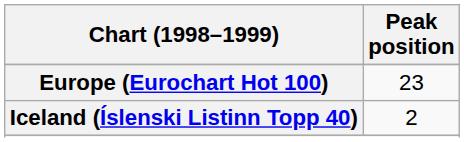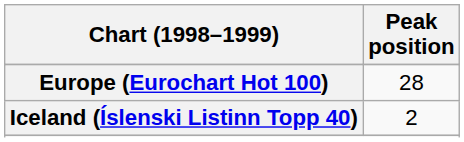(411, 82) 23 -> (411, 82) 28
